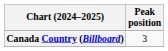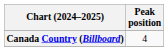(145, 38) 3 -> (145, 38) 4
